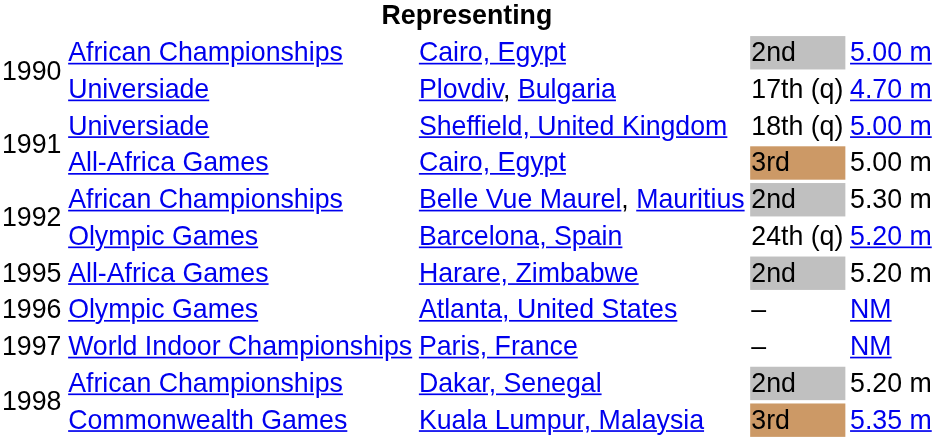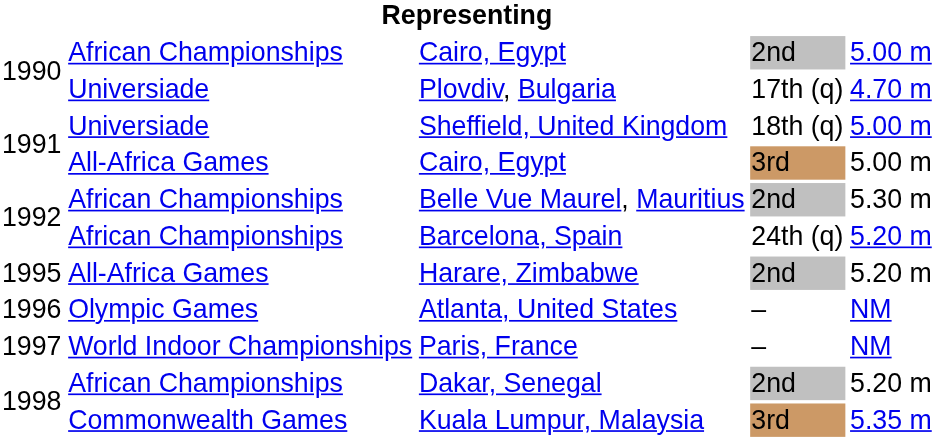(163, 236) Olympic Games -> (206, 236) African Championships
